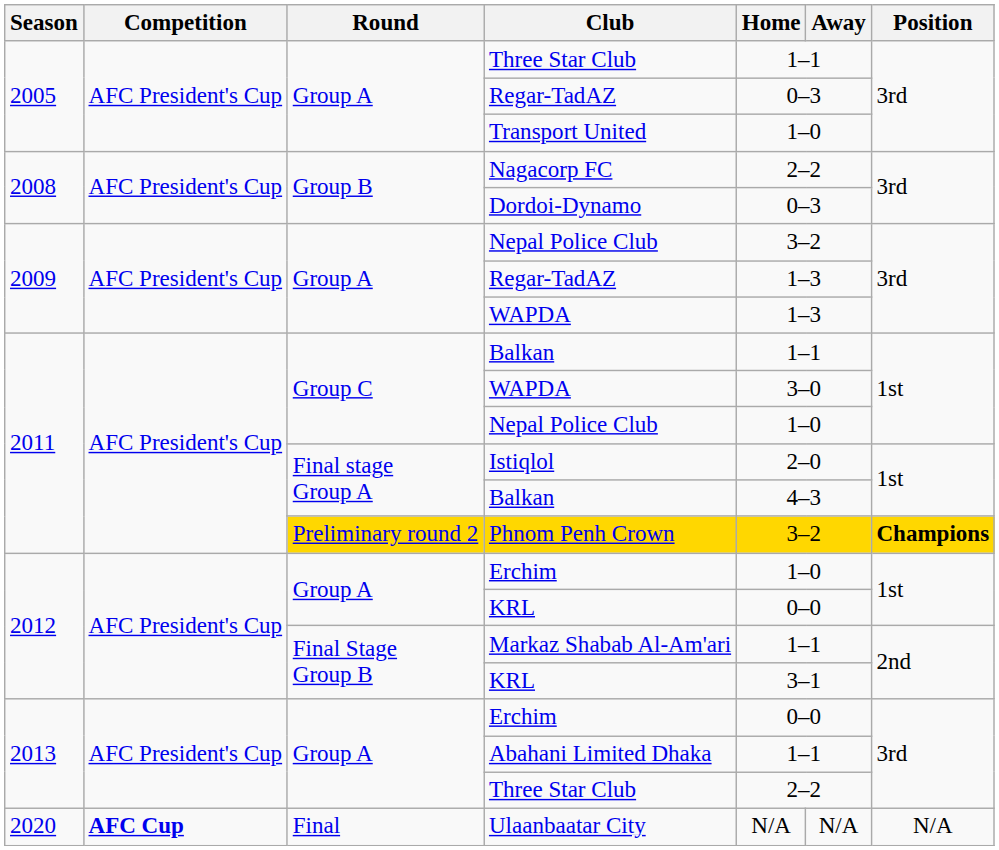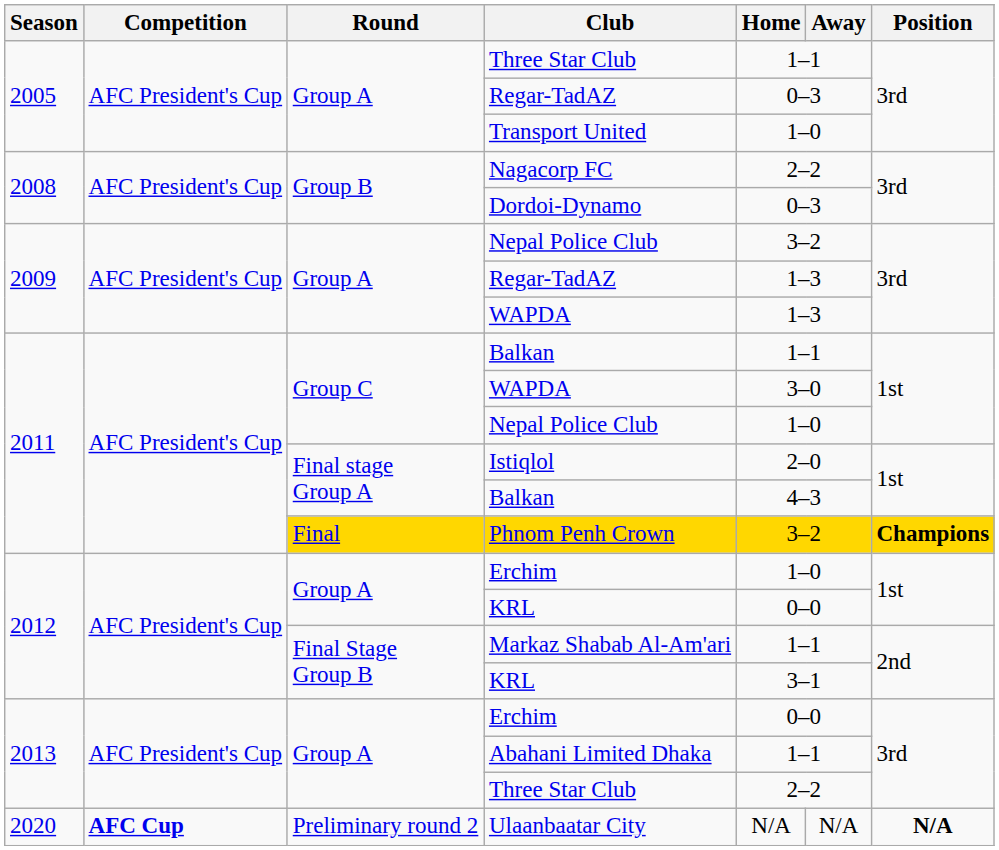(386, 534) Preliminary round 2 -> (316, 534) Final
(316, 826) Final -> (386, 826) Preliminary round 2
(933, 826) normal -> (933, 826) bold
